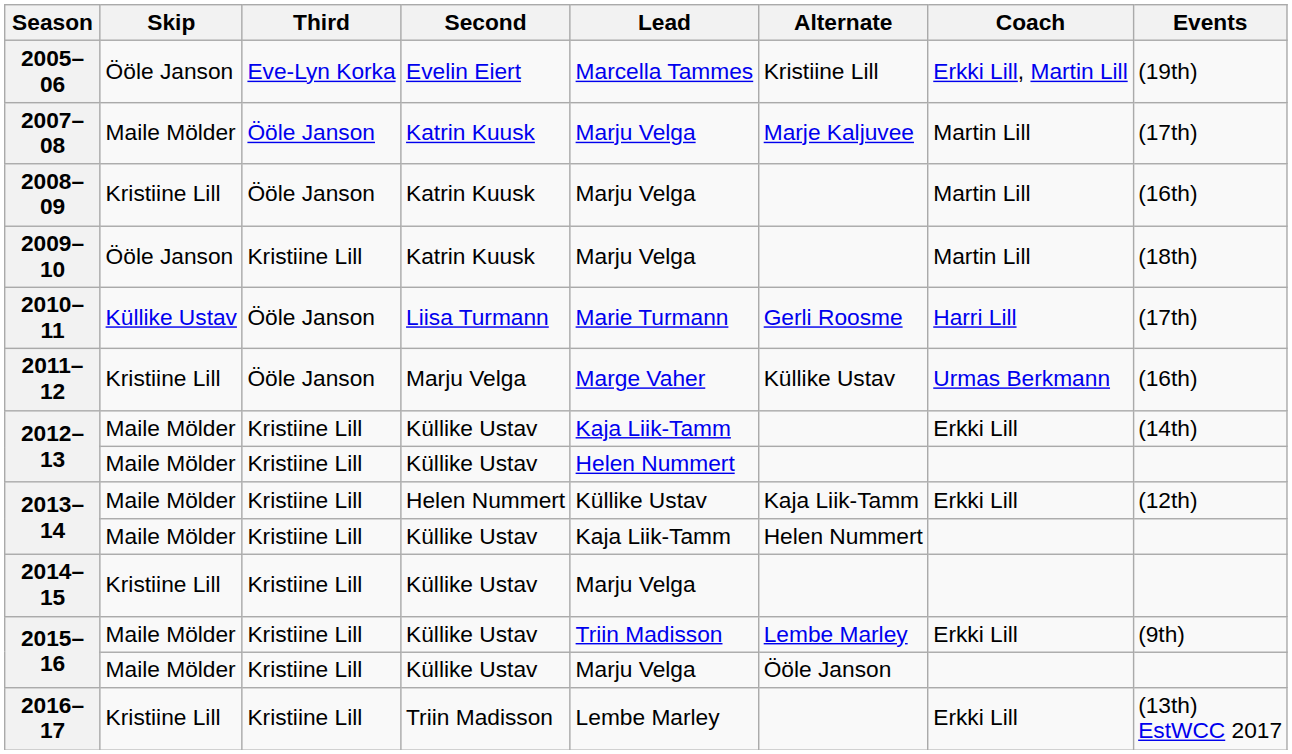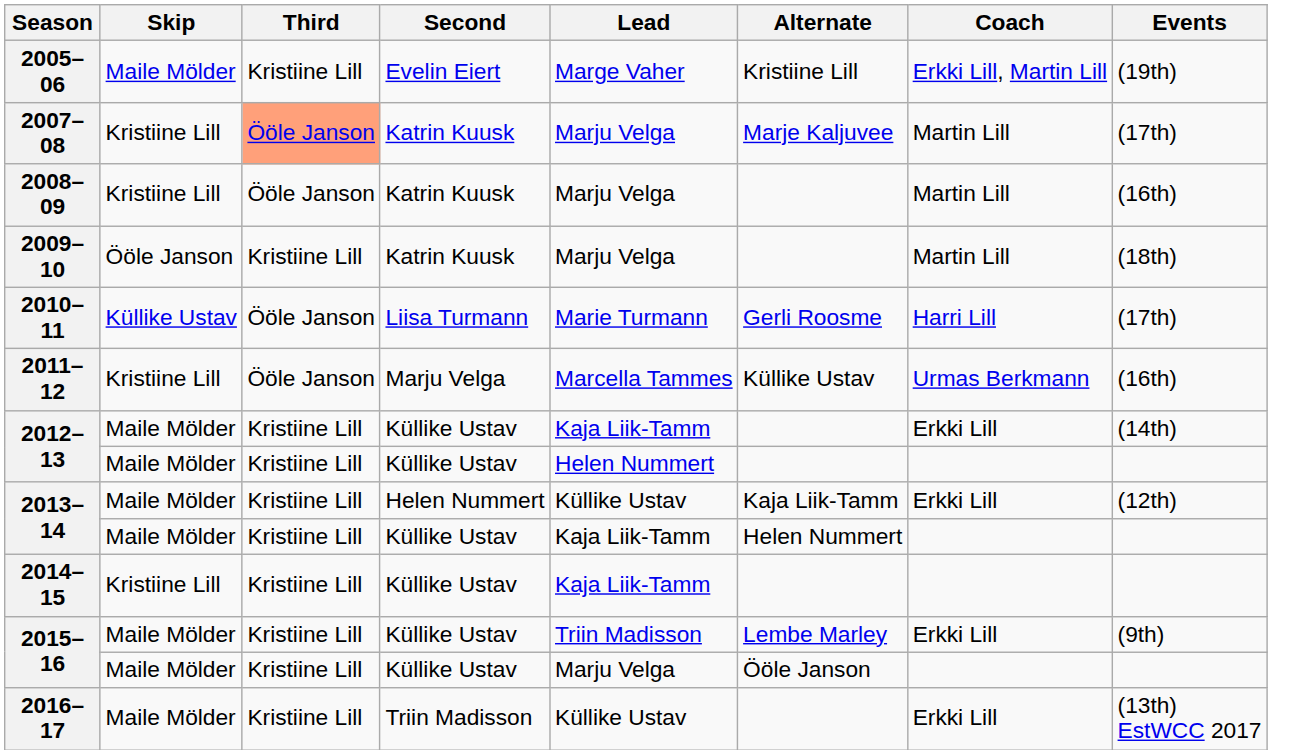(169, 71) Ööle Janson -> (171, 71) Maile Mölder
(322, 71) Eve-Lyn Korka -> (305, 71) Kristiine Lill
(664, 71) Marcella Tammes -> (620, 71) Marge Vaher
(171, 132) Maile Mölder -> (163, 132) Kristiine Lill
(311, 132) no background -> (311, 132) lightsalmon background
(640, 379) Marge Vaher -> (644, 379) Marcella Tammes
(636, 585) Marju Velga -> (633, 585) Kaja Liik-Tamm
(163, 718) Kristiine Lill -> (171, 718) Maile Mölder
(648, 718) Lembe Marley -> (621, 718) Küllike Ustav
